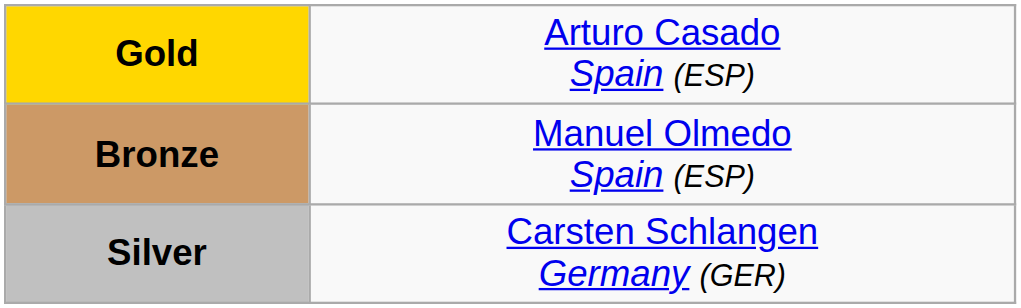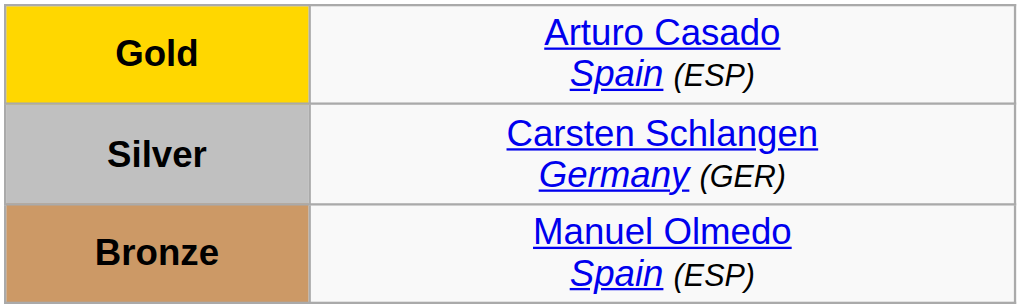rows swapped: (157, 252) <-> (157, 153)
